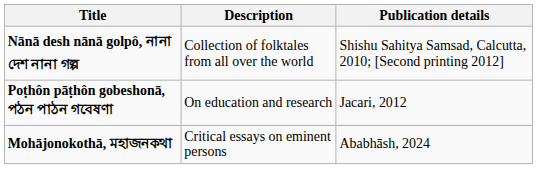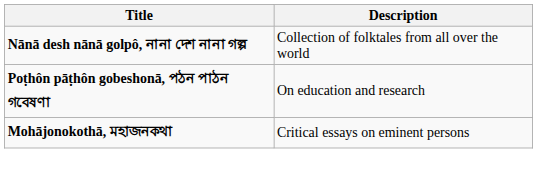- column: (434, 15)
